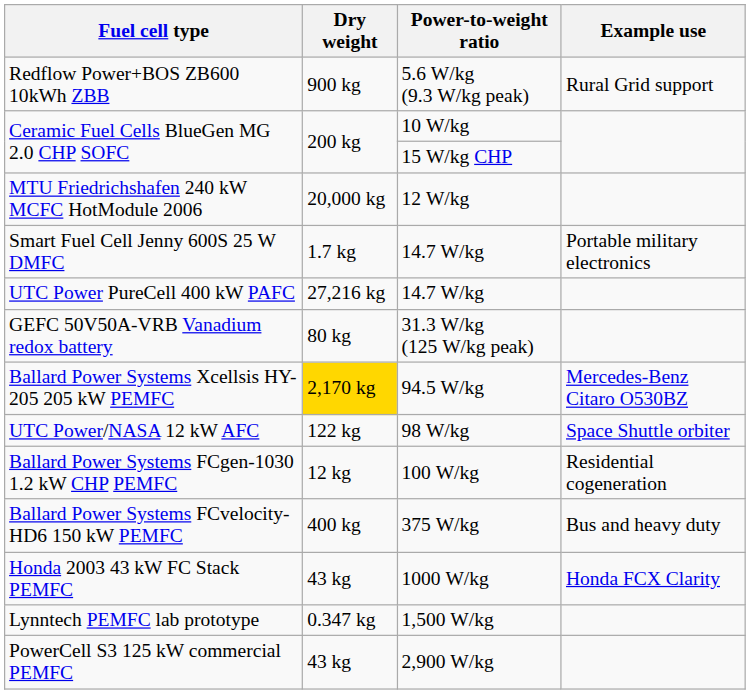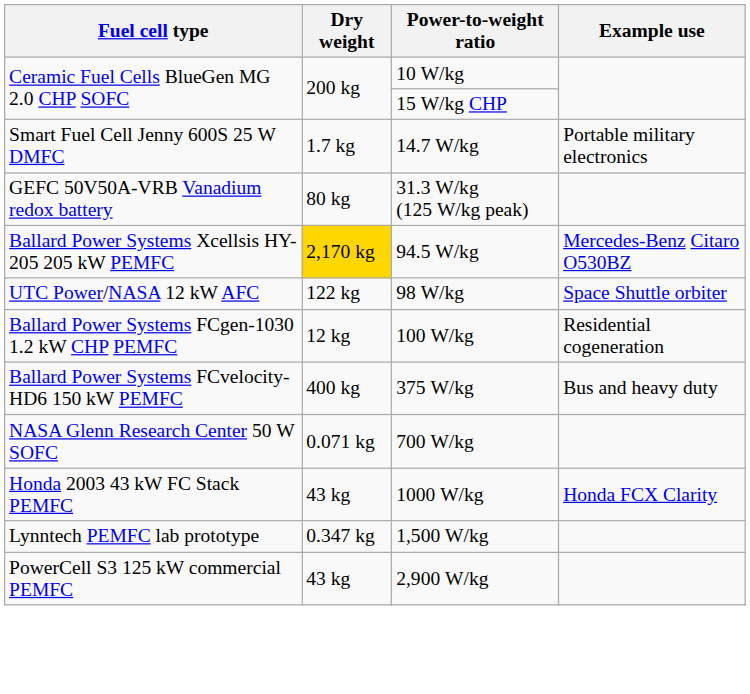- row: (124, 83)
- row: (128, 198)
- row: (152, 293)
+ row: (152, 441)
